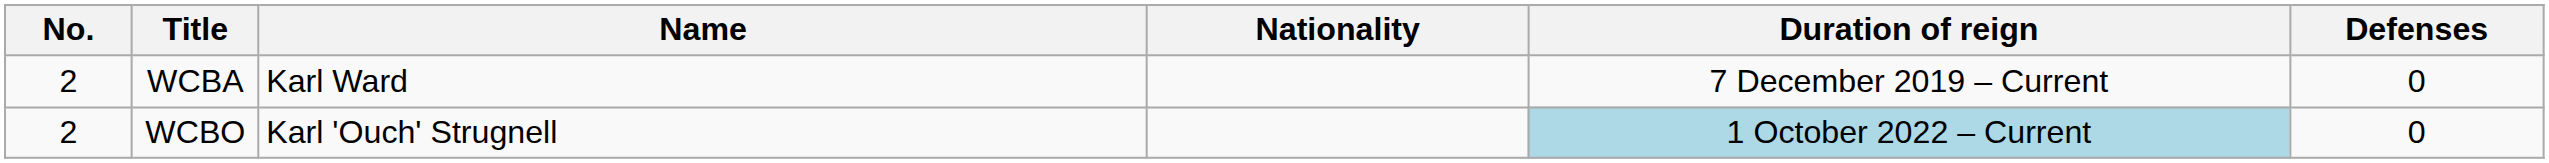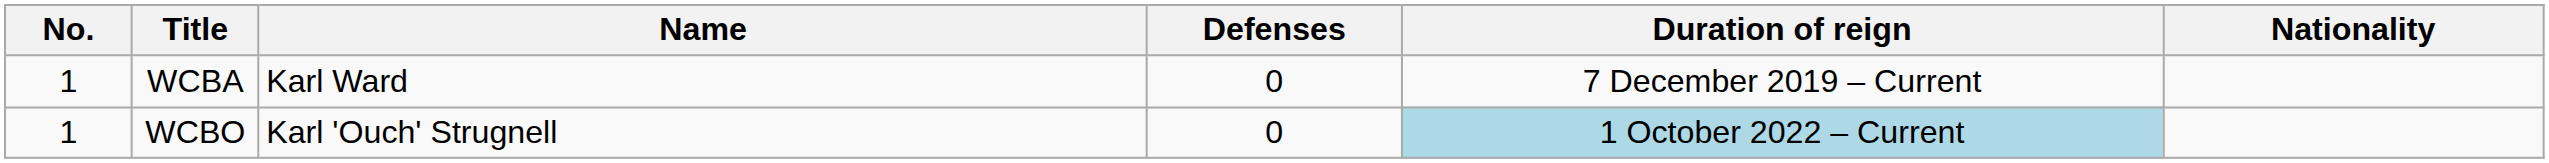columns swapped: (1338, 30) <-> (2417, 30)
(68, 81) 2 -> (68, 81) 1
(68, 132) 2 -> (68, 132) 1
